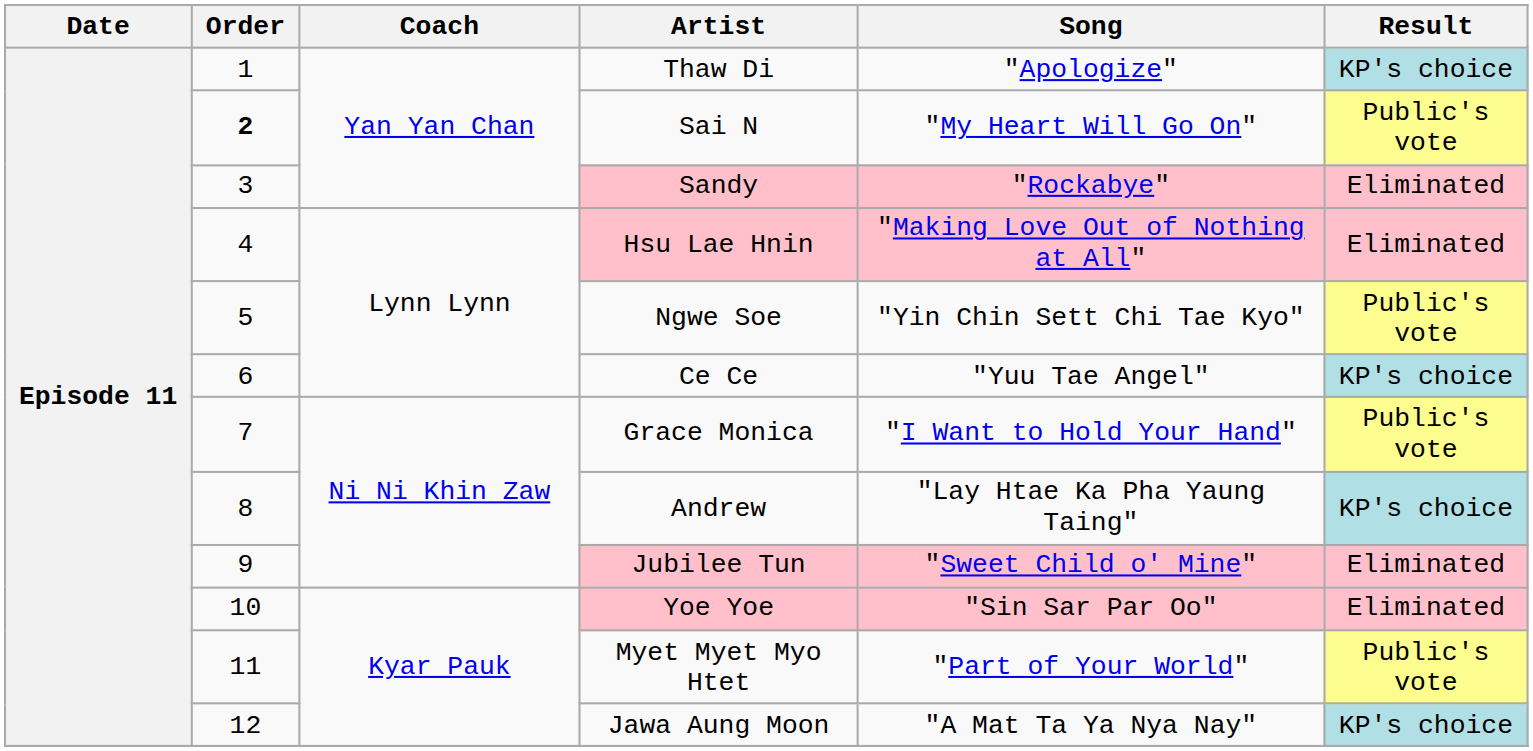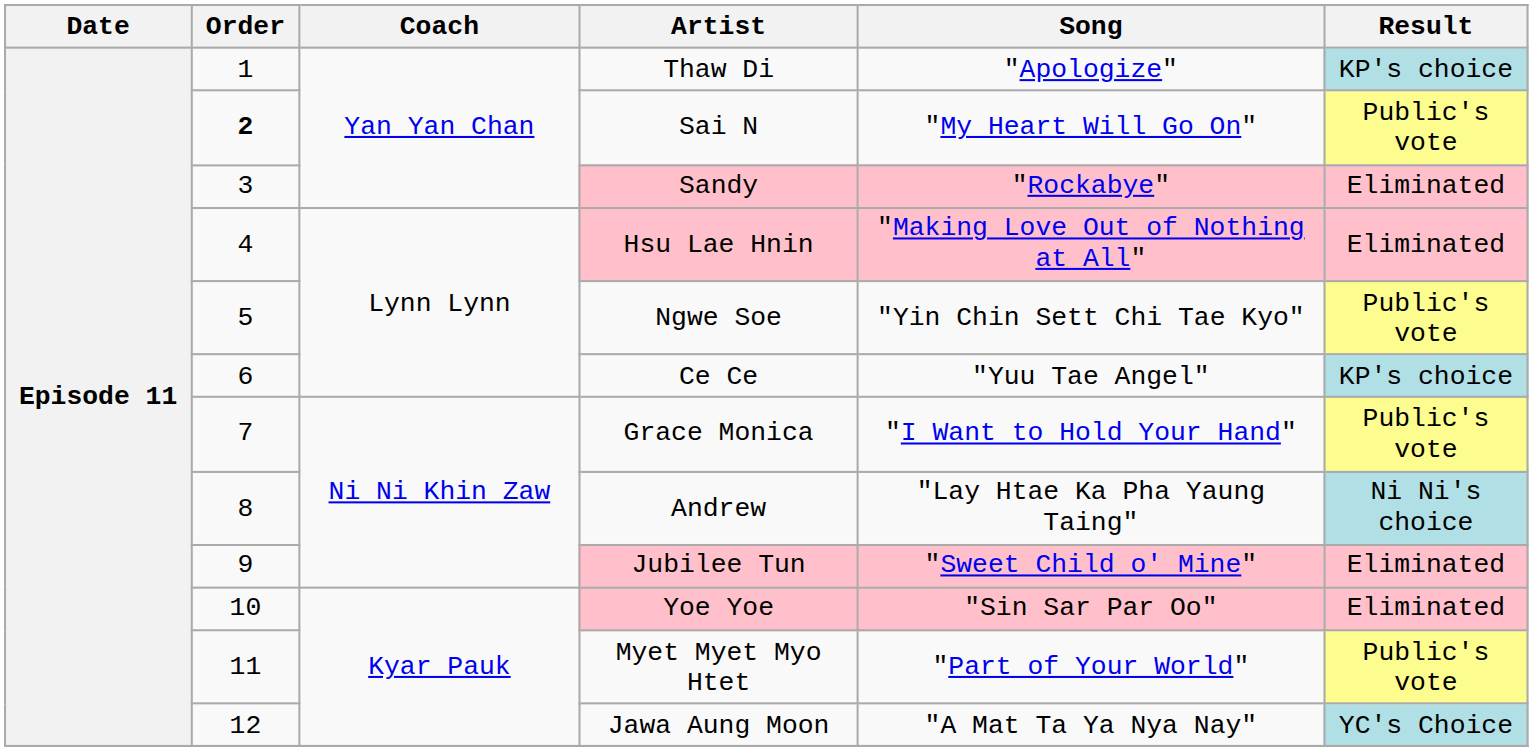(1426, 508) KP's choice -> (1426, 508) Ni Ni's choice
(1426, 725) KP's choice -> (1426, 725) YC's Choice
